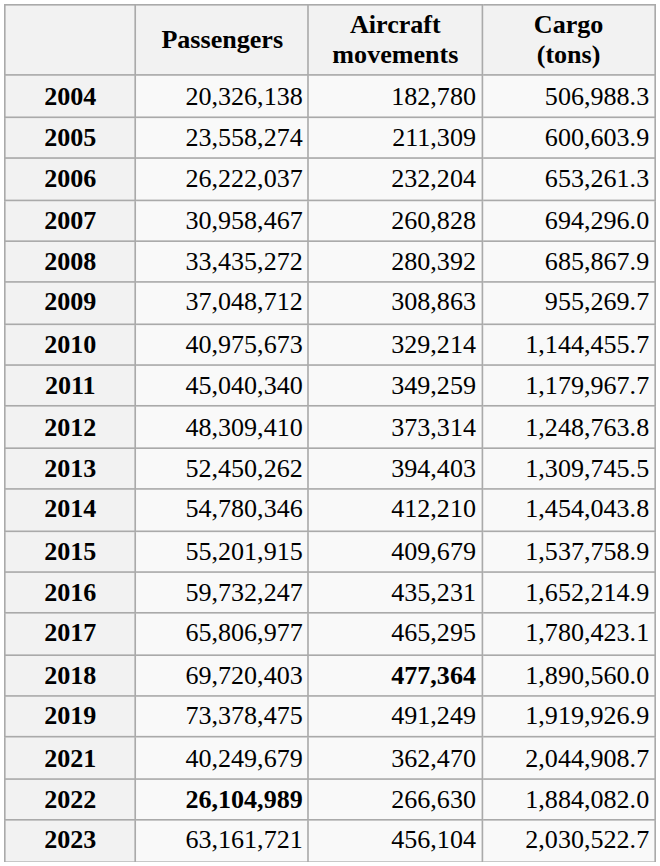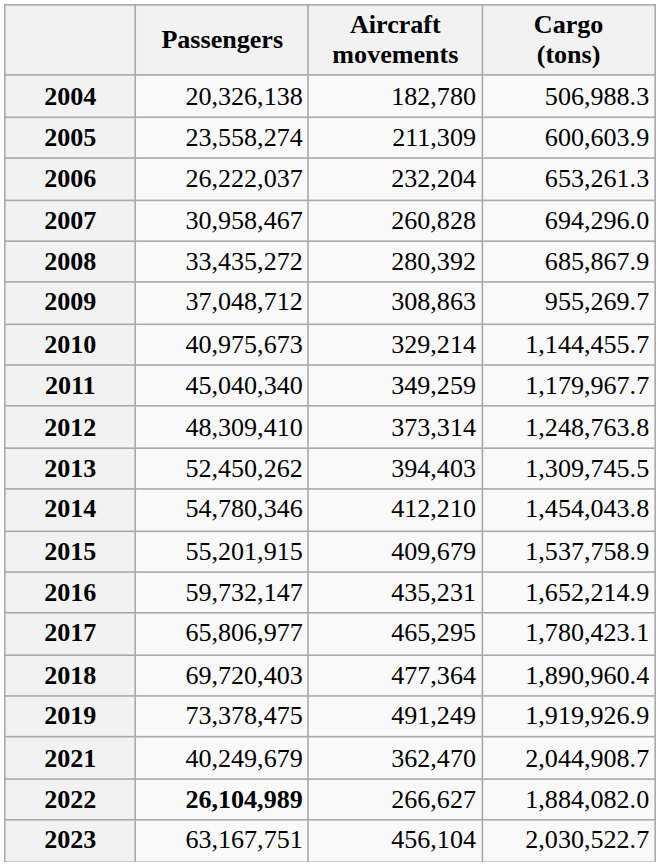(244, 592) 59,732,247 -> (244, 592) 59,732,147
(434, 674) bold -> (434, 674) normal
(587, 674) 1,890,560.0 -> (587, 674) 1,890,960.4
(434, 799) 266,630 -> (434, 799) 266,627
(244, 840) 63,161,721 -> (244, 840) 63,167,751
